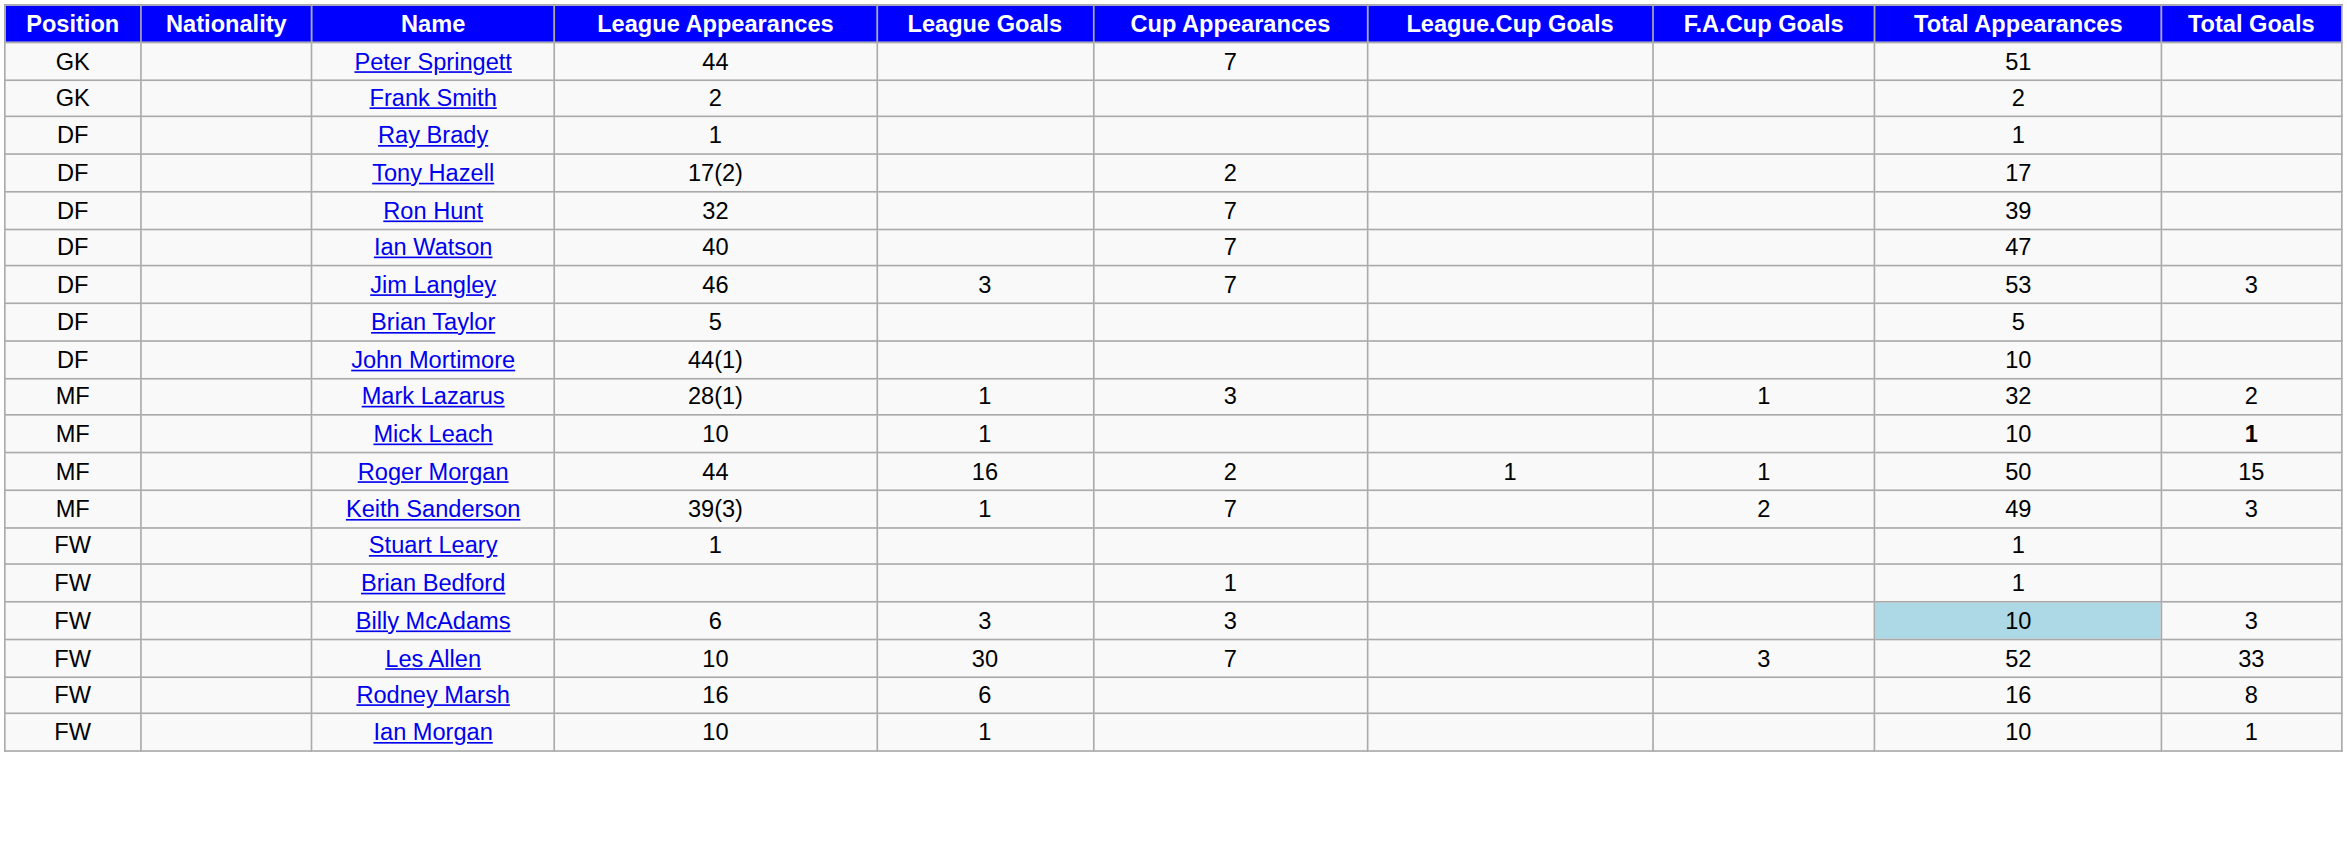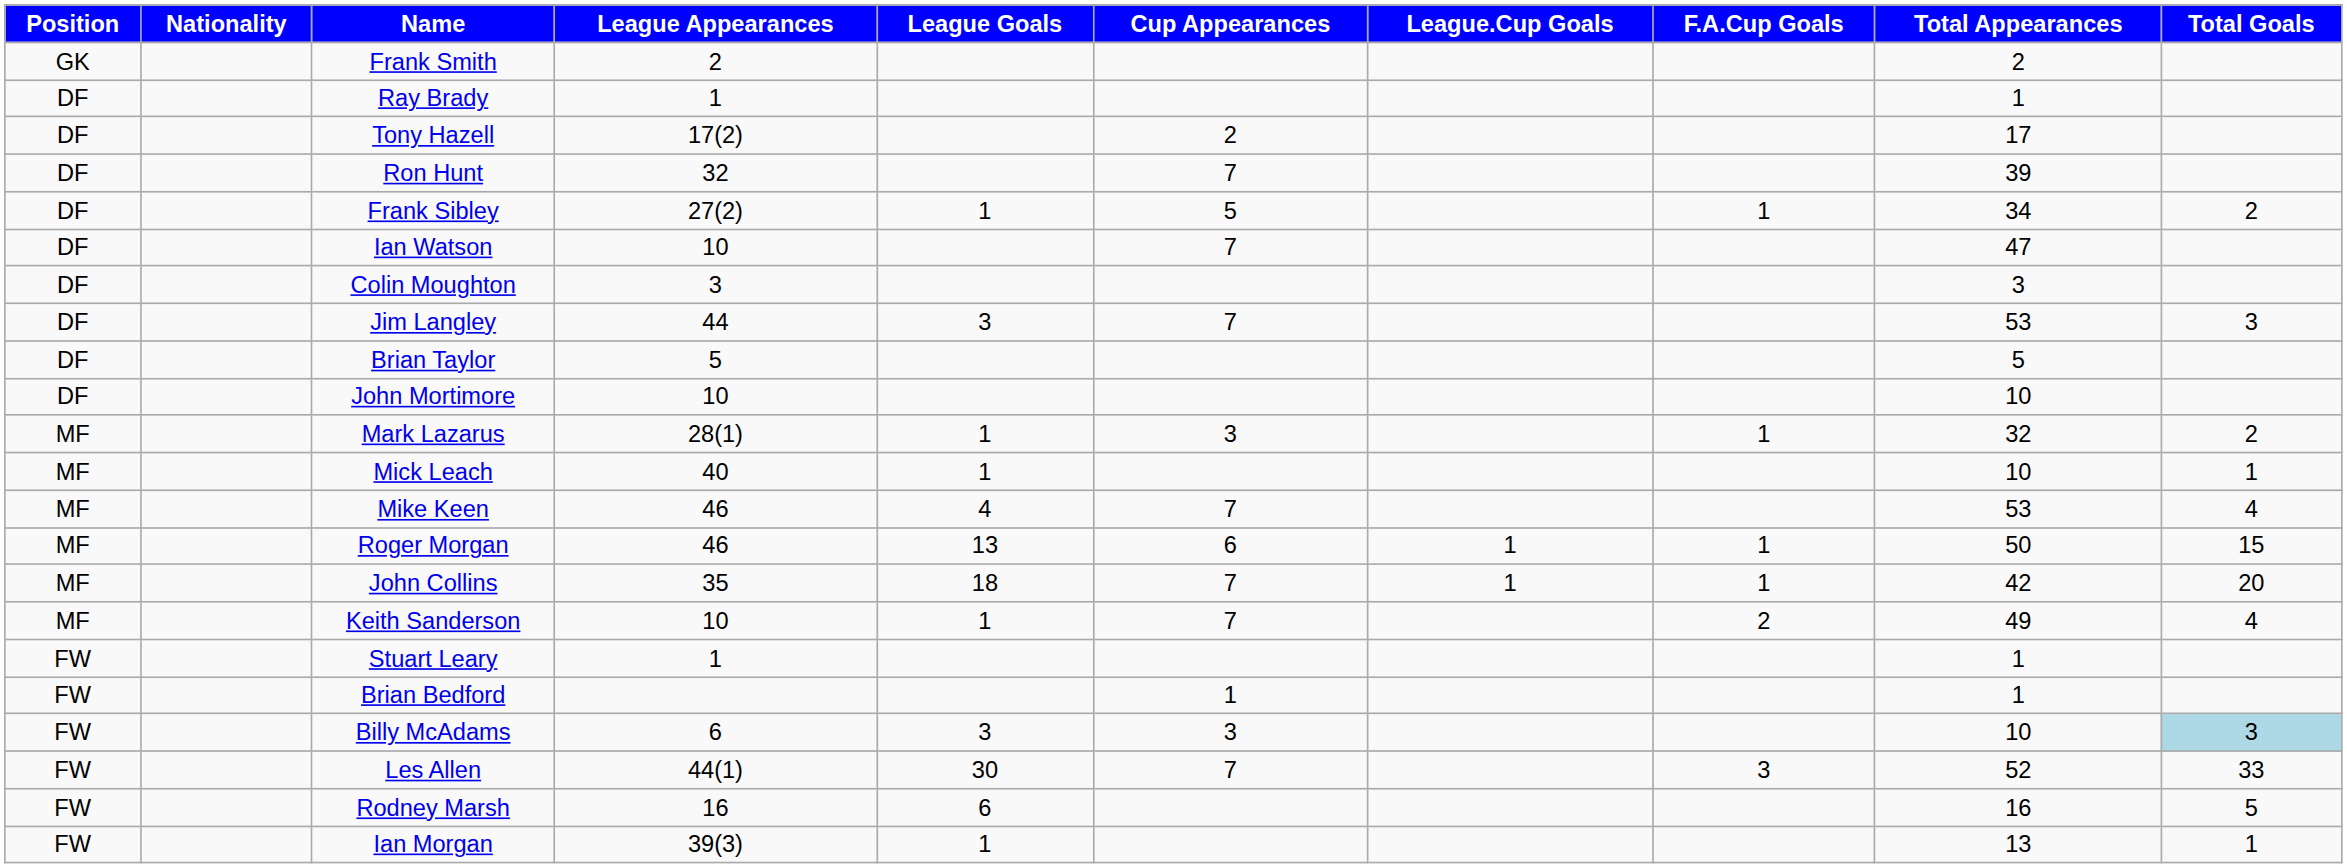- row: (433, 61)
+ row: (433, 210)
(715, 248) 40 -> (715, 248) 10
+ row: (433, 285)
(715, 285) 46 -> (715, 322) 44
(715, 360) 44(1) -> (715, 397) 10
(715, 434) 10 -> (715, 472) 40
(2251, 434) bold -> (2251, 472) normal
+ row: (433, 509)
(715, 472) 44 -> (715, 546) 46
(985, 472) 16 -> (985, 546) 13
(1230, 472) 2 -> (1230, 546) 6
+ row: (433, 584)
(715, 509) 39(3) -> (715, 621) 10
(2251, 509) 3 -> (2251, 621) 4
(2018, 621) lightblue background -> (2018, 733) no background
(2251, 621) no background -> (2251, 733) lightblue background
(715, 658) 10 -> (715, 770) 44(1)
(2251, 695) 8 -> (2251, 807) 5
(715, 733) 10 -> (715, 845) 39(3)
(2018, 733) 10 -> (2018, 845) 13
